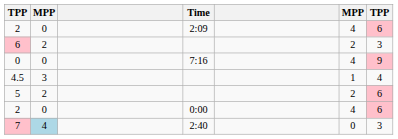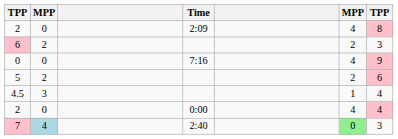(380, 28) 6 -> (380, 28) 8
rows swapped: (17, 93) <-> (17, 77)
(380, 110) 6 -> (380, 110) 4
(353, 126) no background -> (353, 126) lightgreen background
